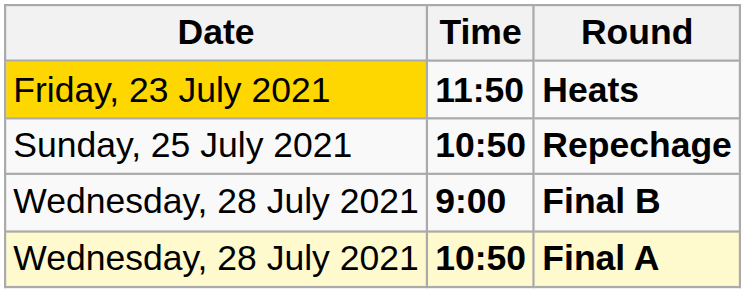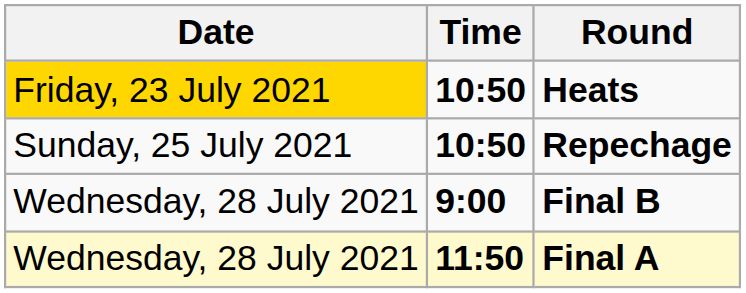(480, 88) 11:50 -> (481, 88) 10:50
(481, 257) 10:50 -> (480, 257) 11:50
